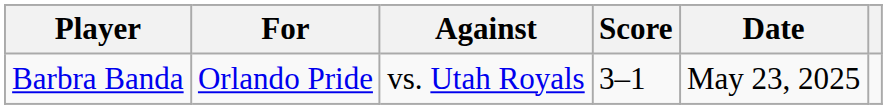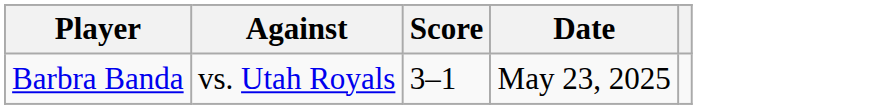- column: (285, 29)
